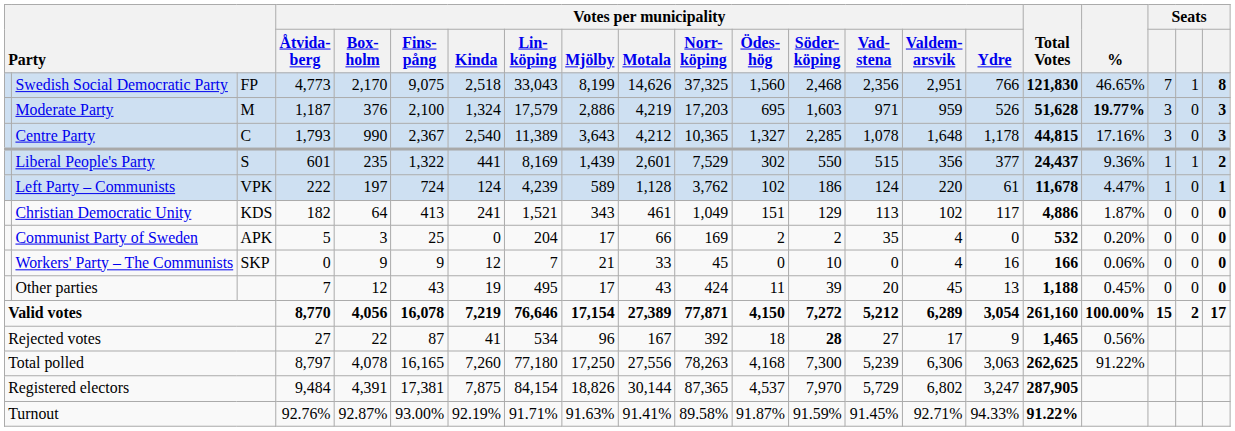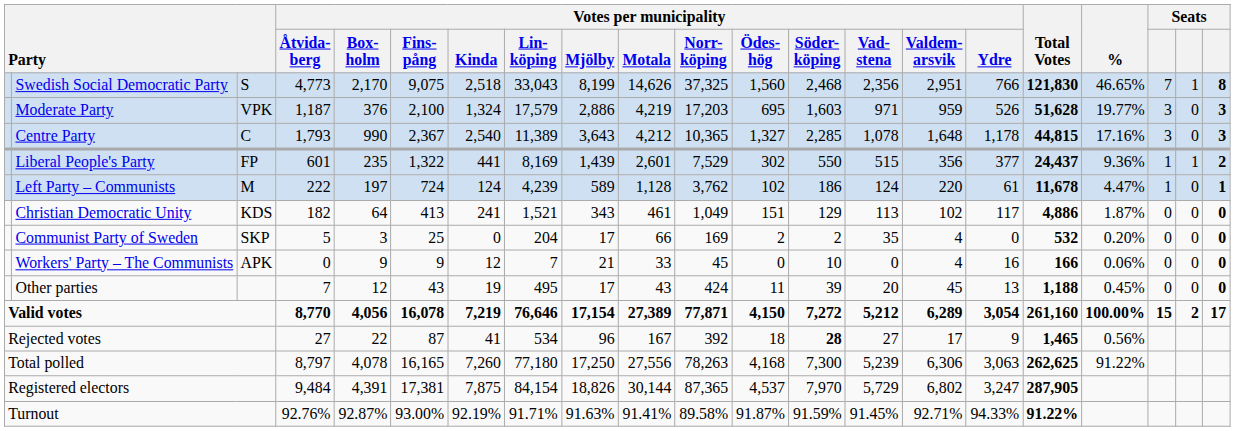(249, 85) FP -> (245, 85) S
(248, 110) M -> (256, 110) VPK
(1119, 110) bold -> (1120, 110) normal
(245, 162) S -> (249, 162) FP
(256, 187) VPK -> (248, 187) M
(256, 237) APK -> (255, 237) SKP
(255, 262) SKP -> (256, 262) APK
